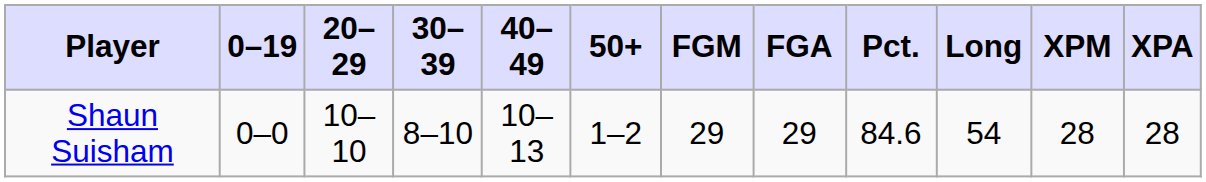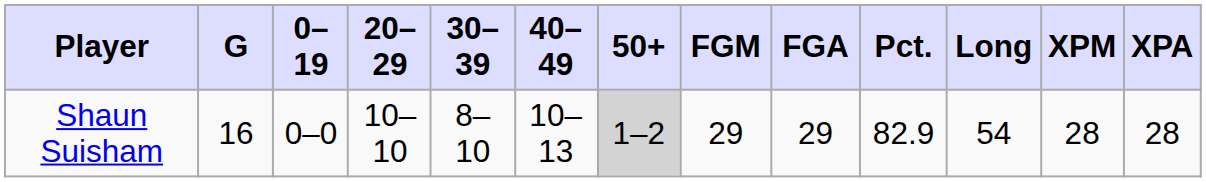+ column: (236, 47)
(616, 132) no background -> (639, 132) lightgrey background
(891, 132) 84.6 -> (904, 132) 82.9
